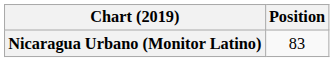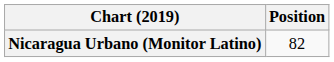(297, 43) 83 -> (297, 43) 82
